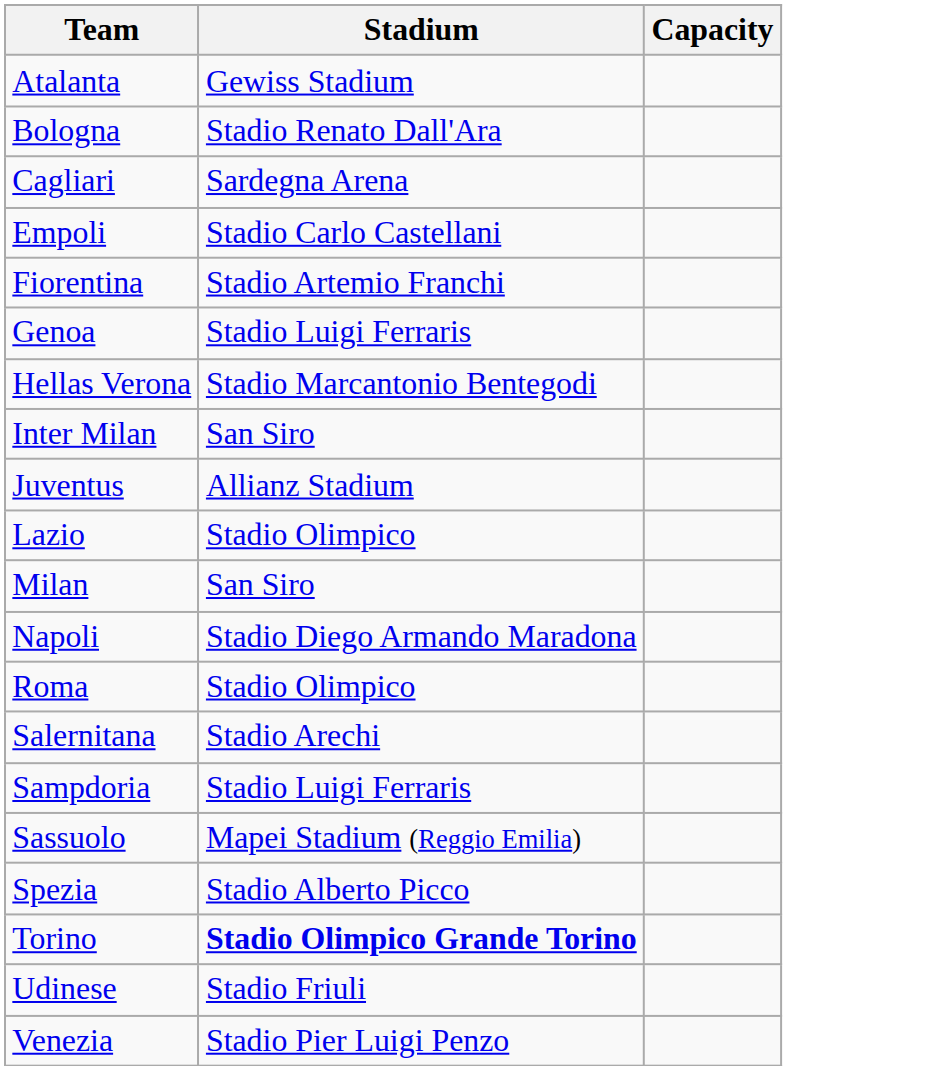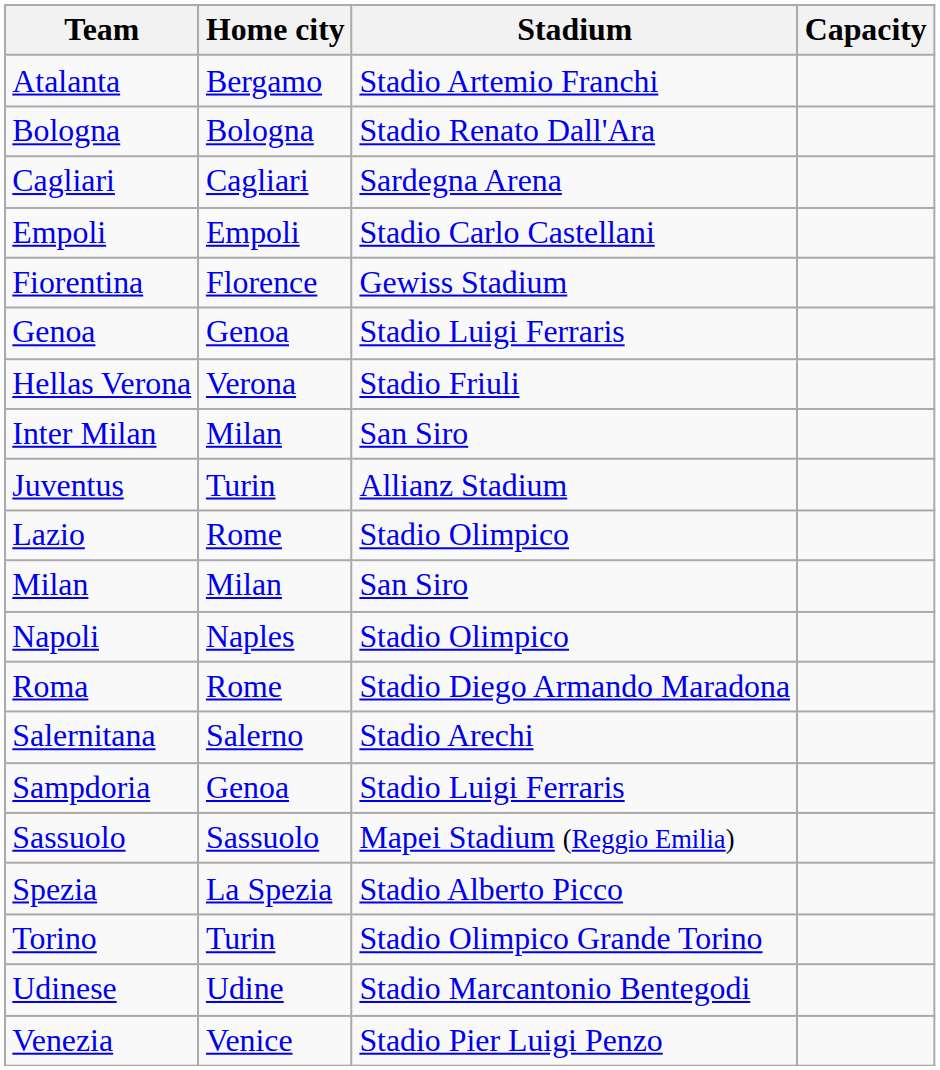+ column: (275, 29)
(310, 80) Gewiss Stadium -> (509, 80) Stadio Artemio Franchi
(355, 282) Stadio Artemio Franchi -> (463, 282) Gewiss Stadium
(401, 383) Stadio Marcantonio Bentegodi -> (439, 383) Stadio Friuli
(421, 635) Stadio Diego Armando Maradona -> (464, 635) Stadio Olimpico
(311, 686) Stadio Olimpico -> (575, 686) Stadio Diego Armando Maradona
(421, 938) bold -> (561, 938) normal
(286, 989) Stadio Friuli -> (555, 989) Stadio Marcantonio Bentegodi
